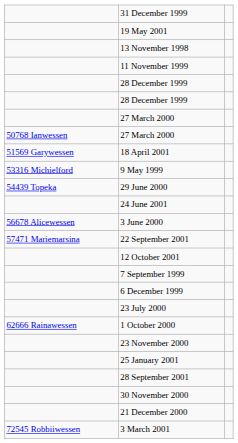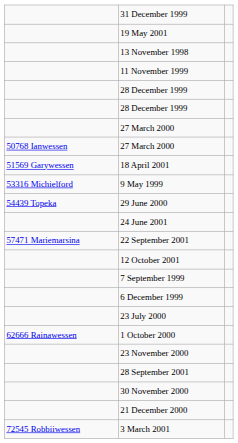- row: (41, 221)
- row: (61, 360)
